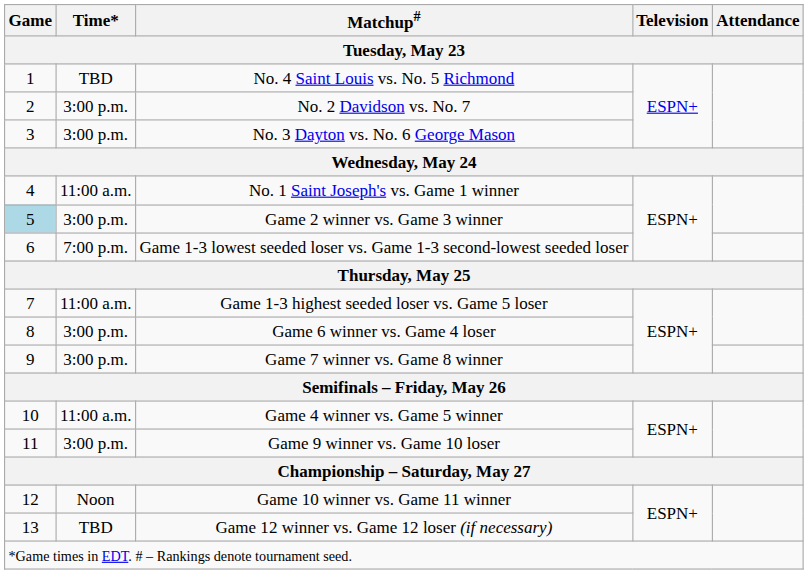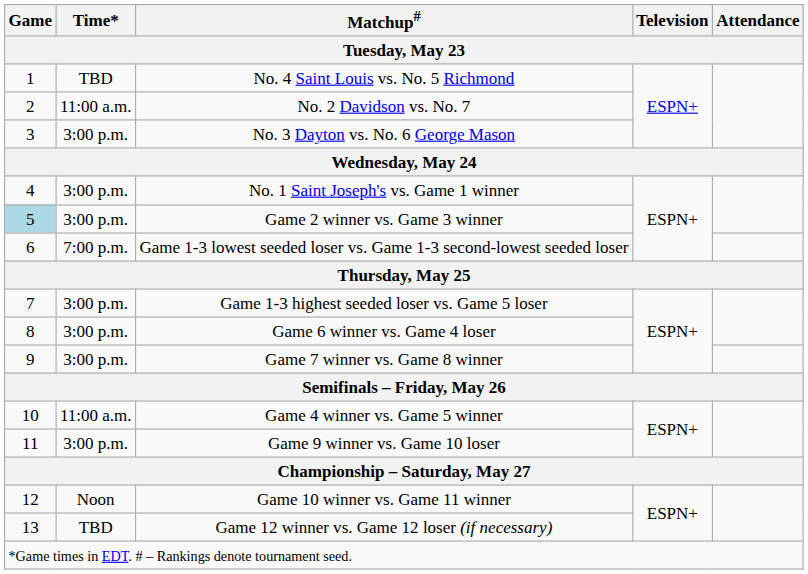(96, 106) 3:00 p.m. -> (96, 106) 11:00 a.m.
(96, 190) 11:00 a.m. -> (96, 190) 3:00 p.m.
(96, 302) 11:00 a.m. -> (96, 302) 3:00 p.m.
